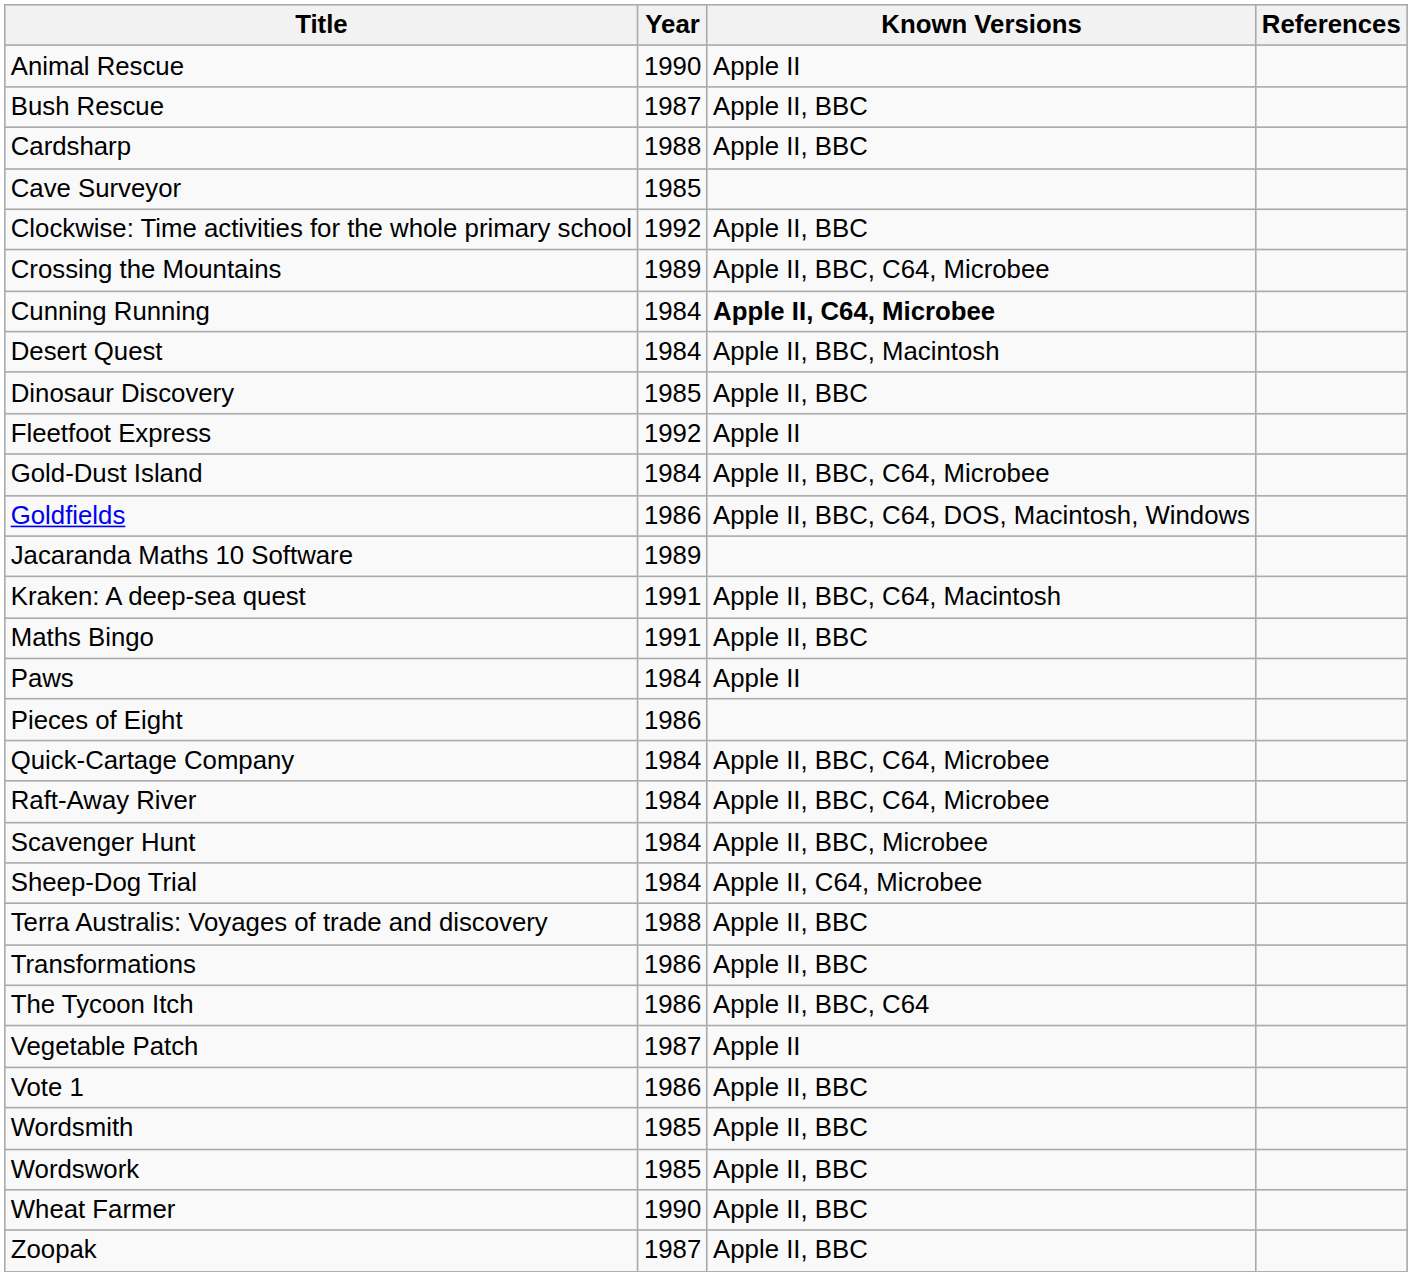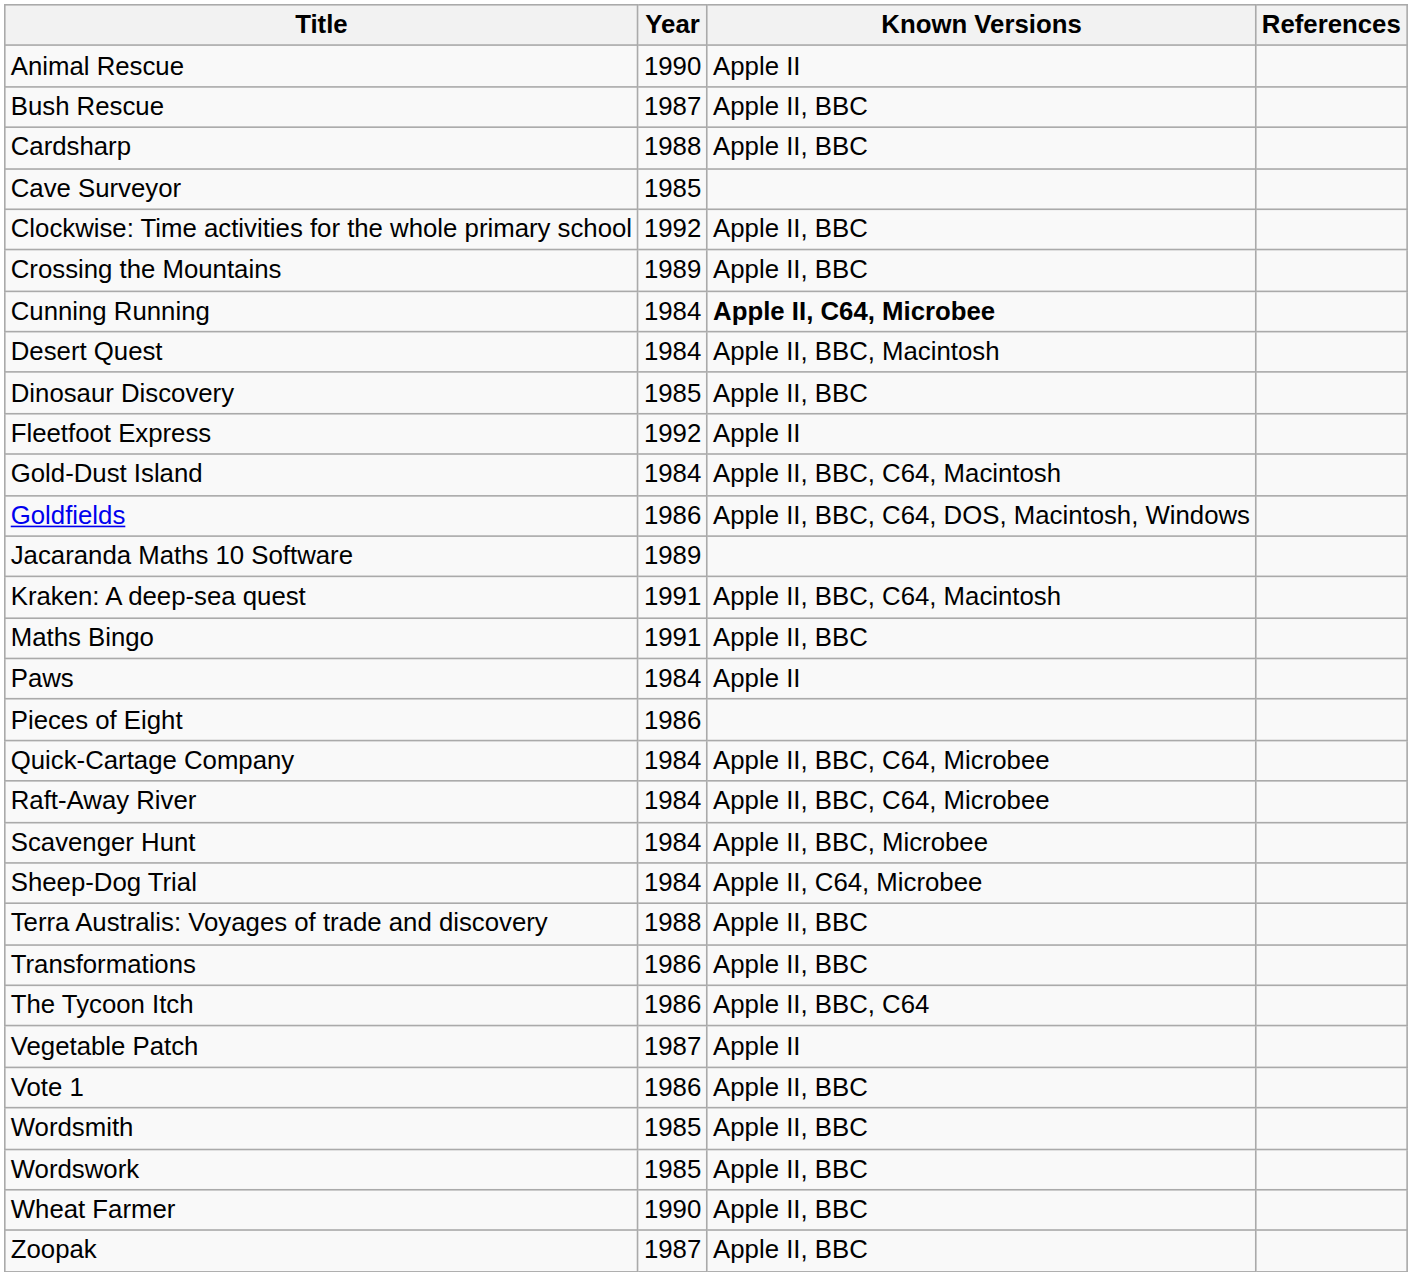(881, 270) Apple II, BBC, C64, Microbee -> (790, 270) Apple II, BBC
(881, 474) Apple II, BBC, C64, Microbee -> (887, 474) Apple II, BBC, C64, Macintosh
